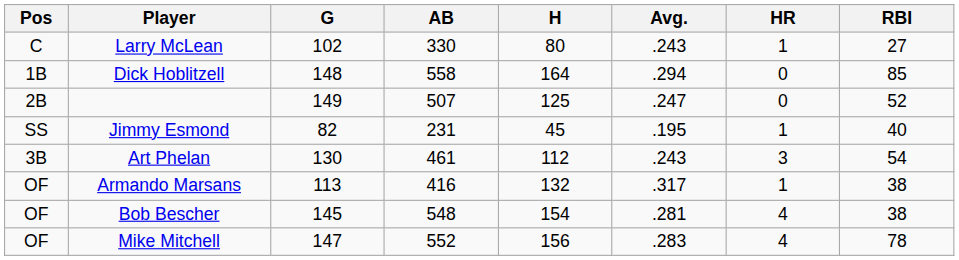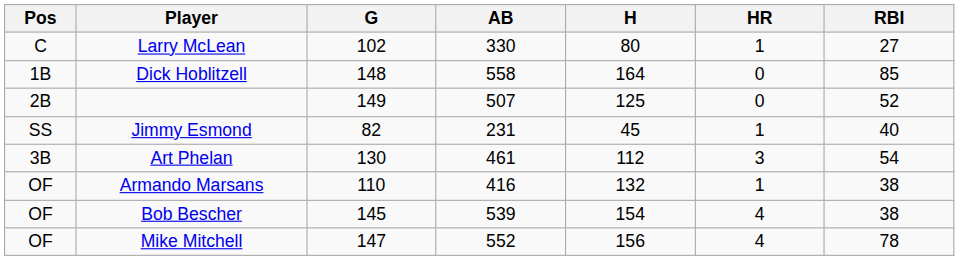- column: (669, 18)
(327, 185) 113 -> (371, 185) 110
(441, 213) 548 -> (501, 213) 539
